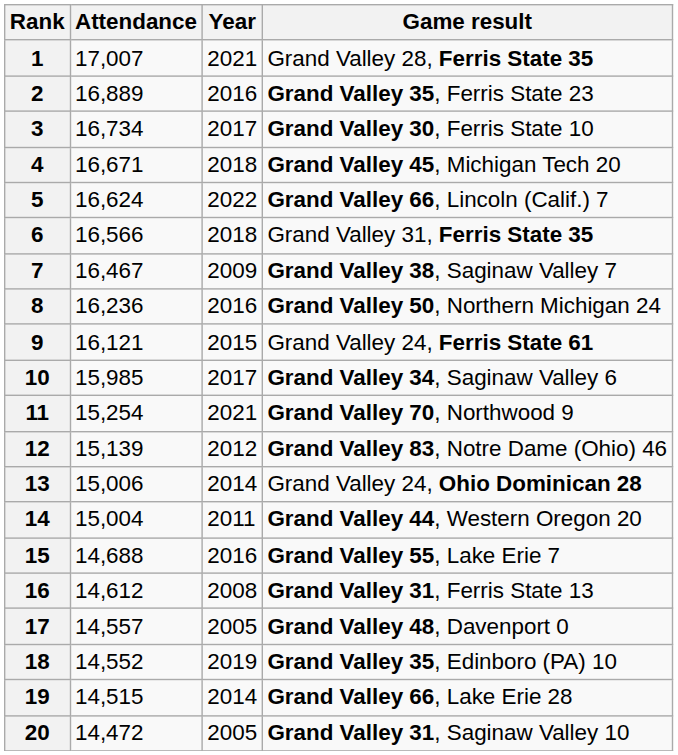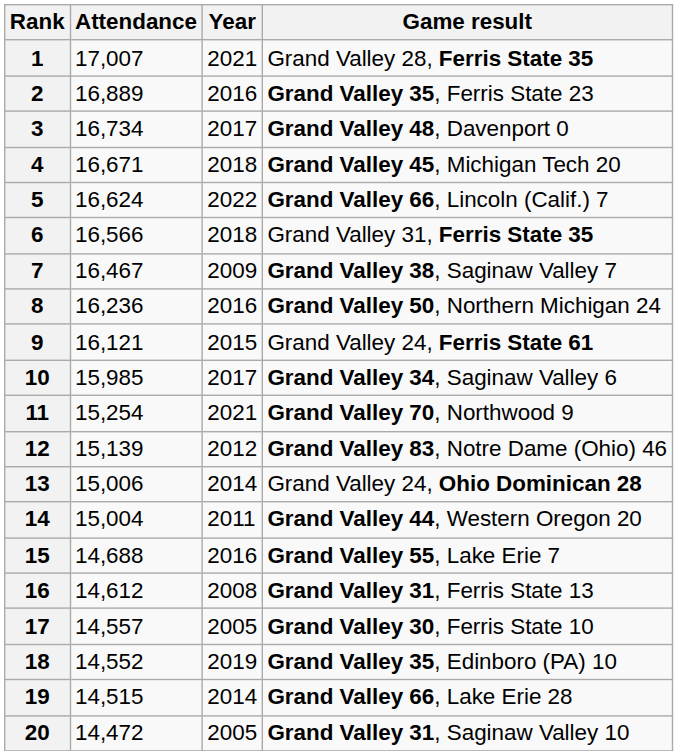(431, 128) Grand Valley 30, Ferris State 10 -> (418, 128) Grand Valley 48, Davenport 0
(418, 626) Grand Valley 48, Davenport 0 -> (431, 626) Grand Valley 30, Ferris State 10
